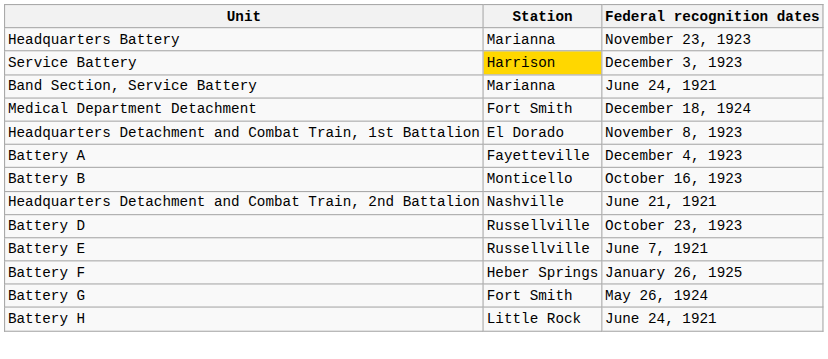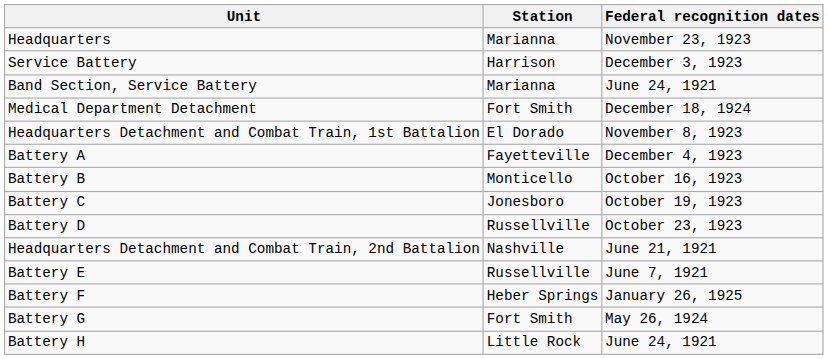+ row: (59, 40)
- row: (94, 40)
(521, 63) gold background -> (521, 63) no background
+ row: (47, 203)
rows swapped: (47, 226) <-> (244, 203)
